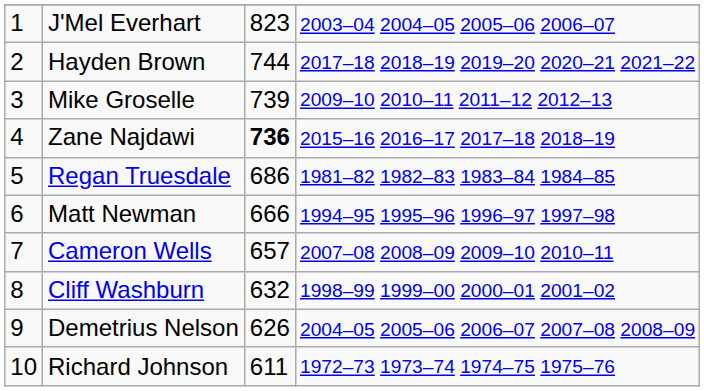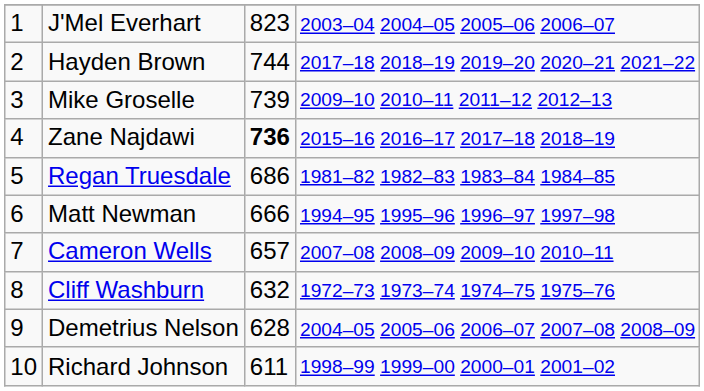(457, 290) 1998–99 1999–00 2000–01 2001–02 -> (457, 290) 1972–73 1973–74 1974–75 1975–76
(270, 328) 626 -> (270, 328) 628
(457, 366) 1972–73 1973–74 1974–75 1975–76 -> (457, 366) 1998–99 1999–00 2000–01 2001–02
